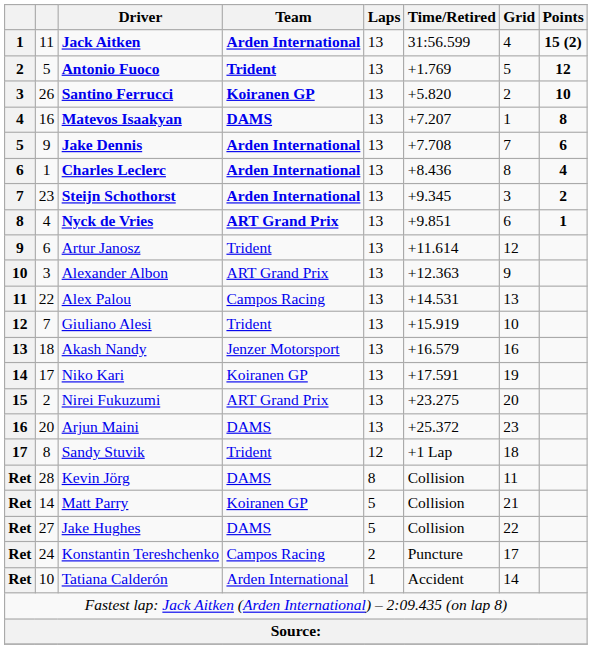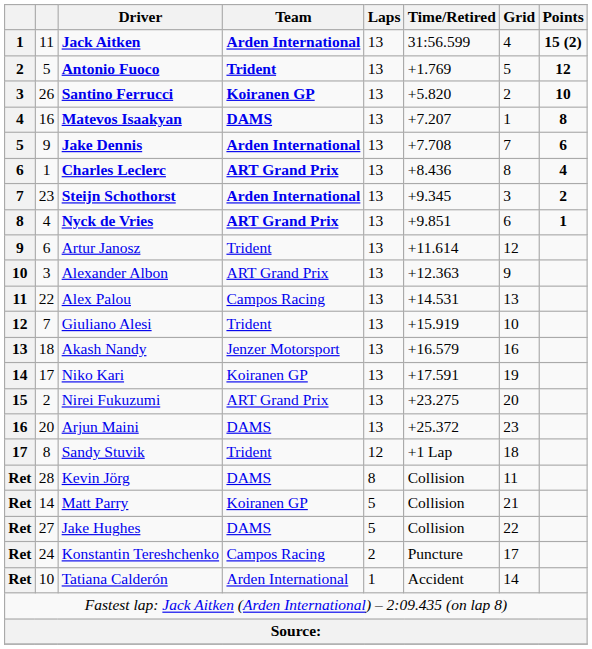(293, 170) Arden International -> (282, 170) ART Grand Prix
